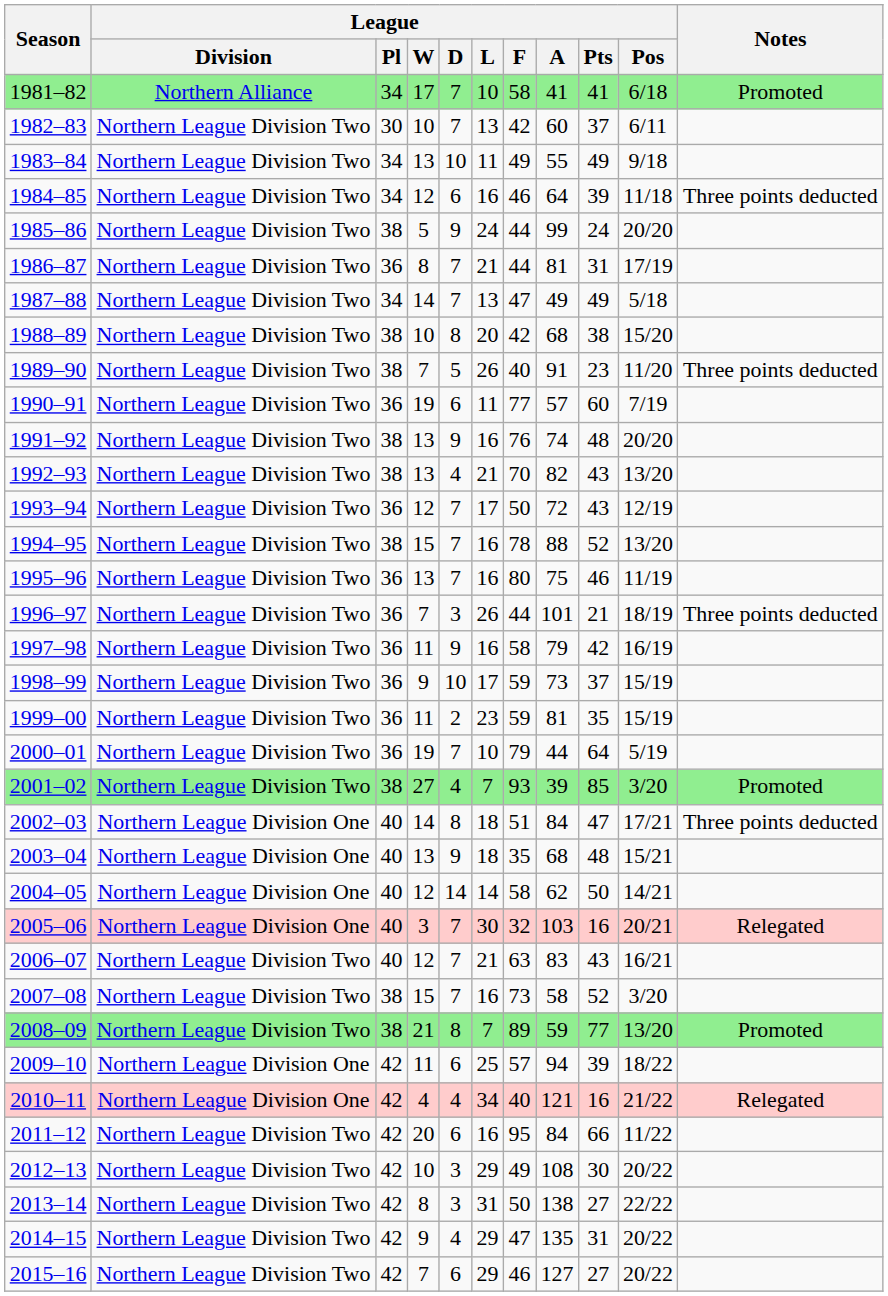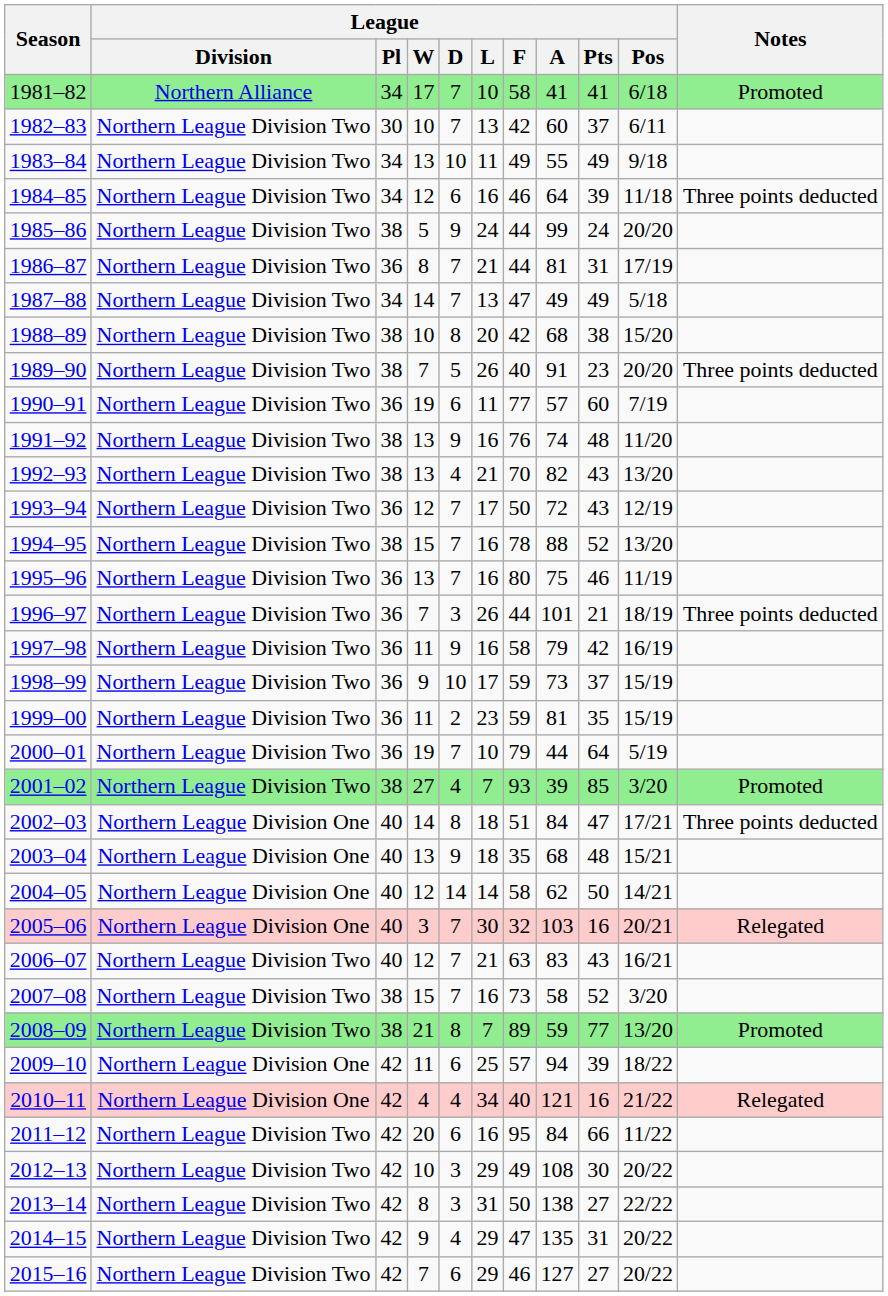(648, 369) 11/20 -> (648, 369) 20/20
(648, 439) 20/20 -> (648, 439) 11/20
